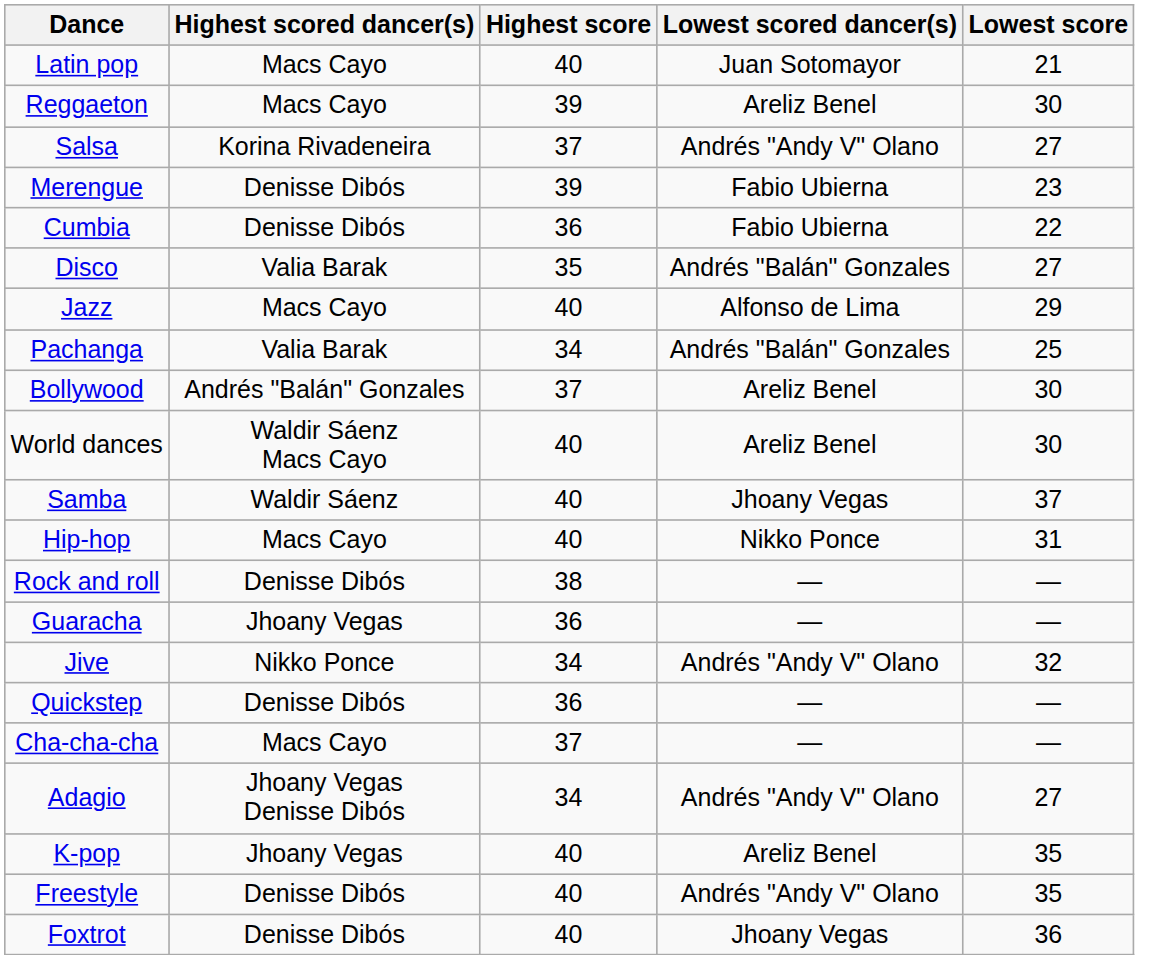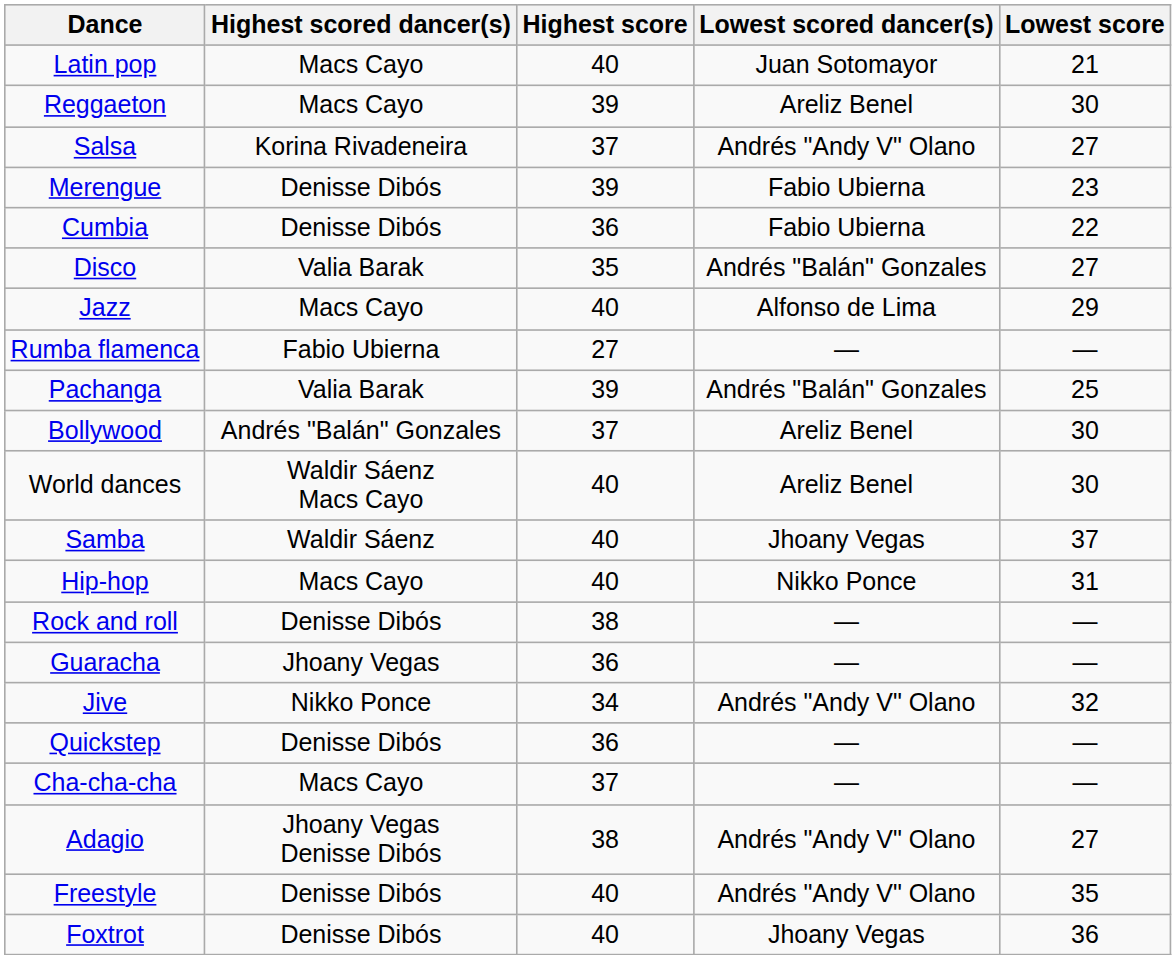+ row: (105, 348)
(568, 348) 34 -> (605, 389) 39
(568, 797) 34 -> (605, 838) 38
- row: (87, 852)
